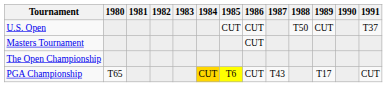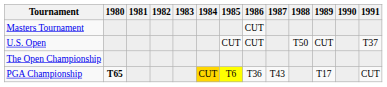rows swapped: (45, 43) <-> (26, 27)
(115, 74) normal -> (115, 74) bold
(254, 74) CUT -> (254, 74) T36
